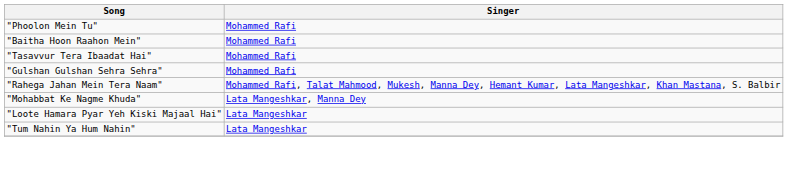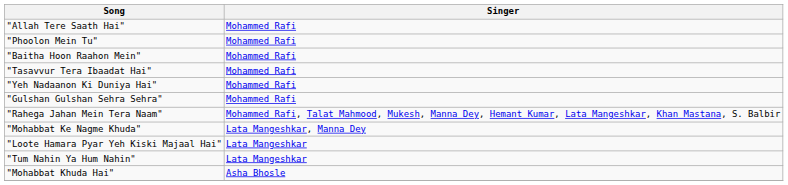+ row: (66, 26)
+ row: (82, 85)
+ row: (60, 173)
